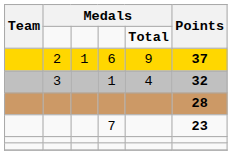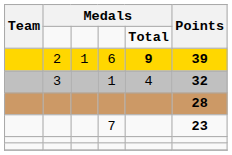(149, 60) normal -> (149, 60) bold
(200, 60) 37 -> (200, 60) 39
